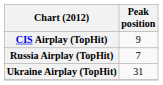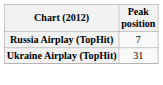- row: (62, 39)
